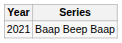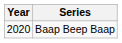(19, 29) 2021 -> (19, 29) 2020
